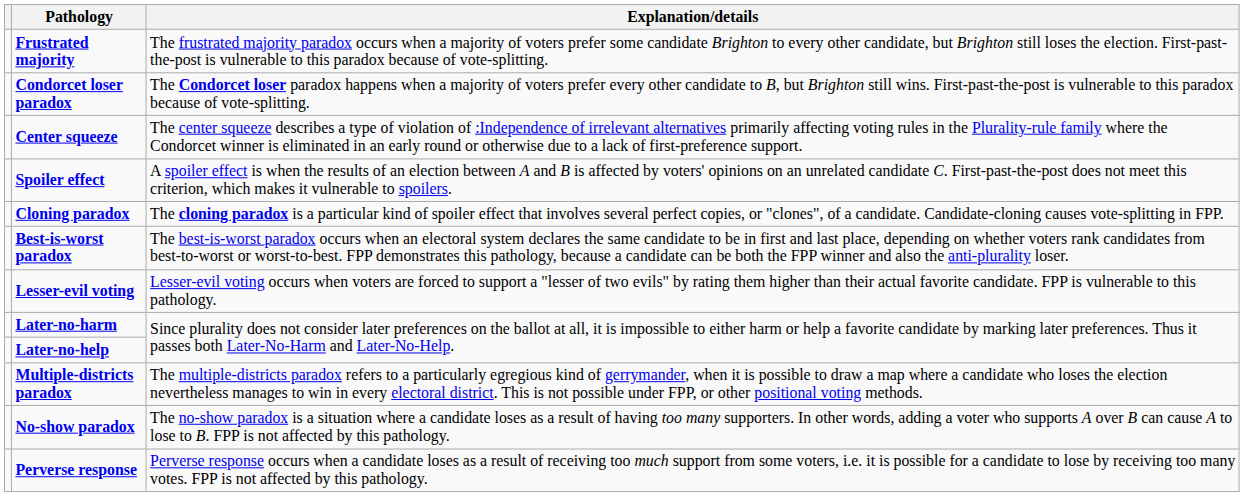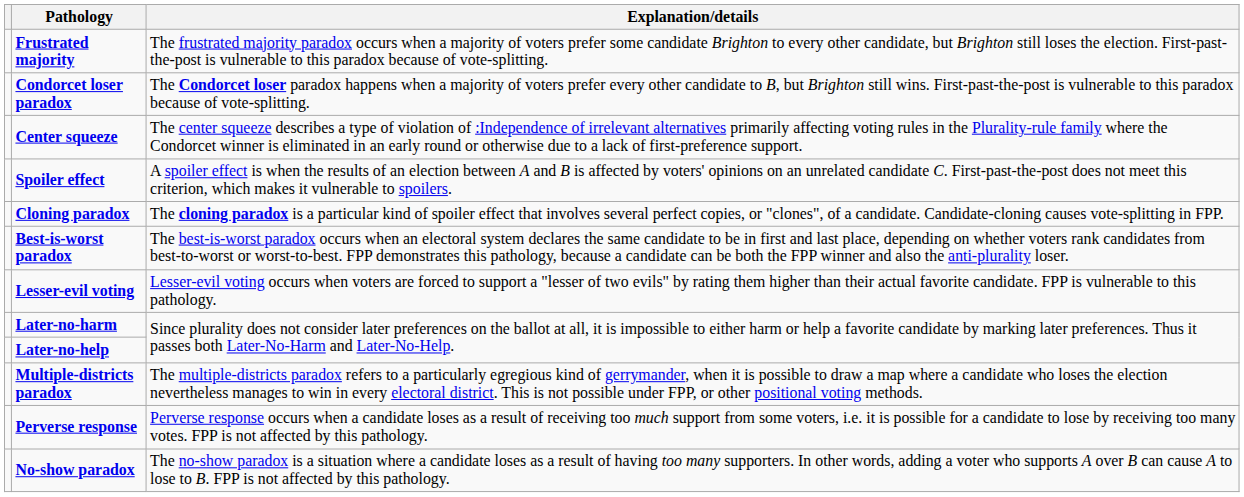rows swapped: (76, 469) <-> (75, 427)
